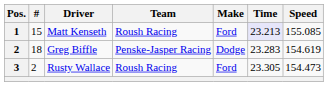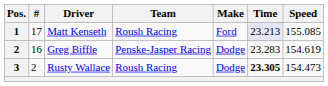(37, 31) 15 -> (37, 31) 17
(37, 49) 18 -> (37, 49) 16
(226, 67) Ford -> (231, 67) Dodge
(265, 67) normal -> (265, 67) bold
